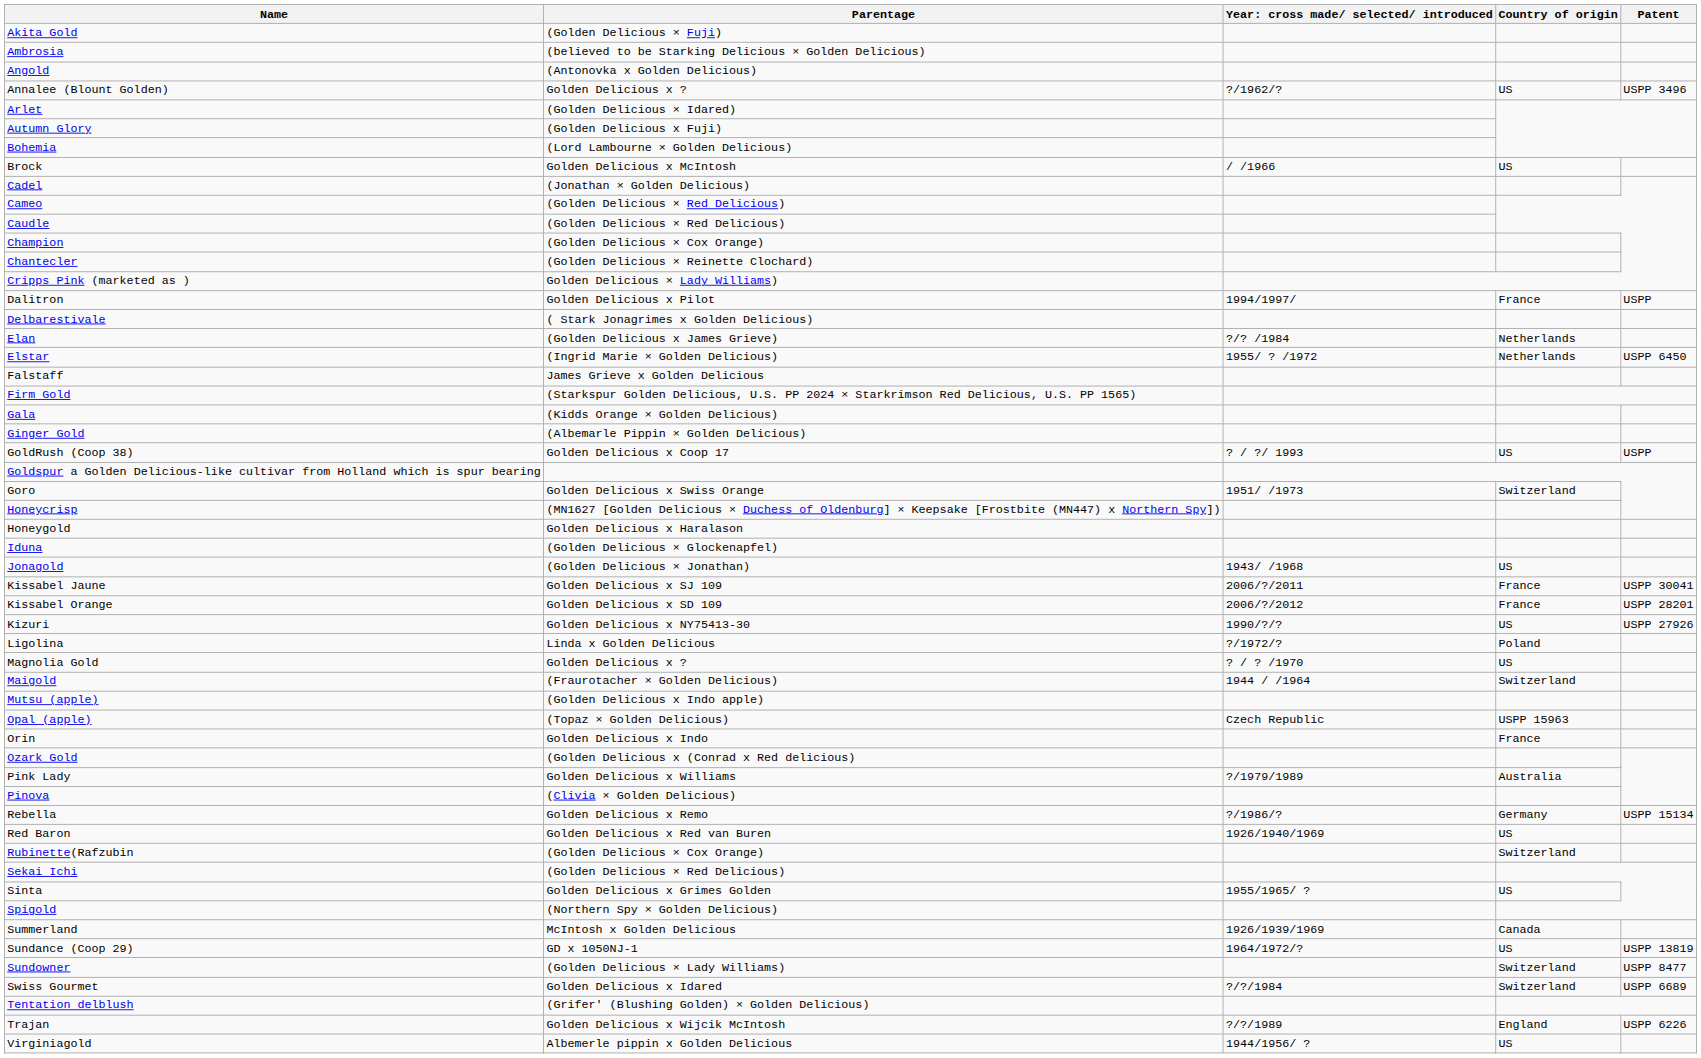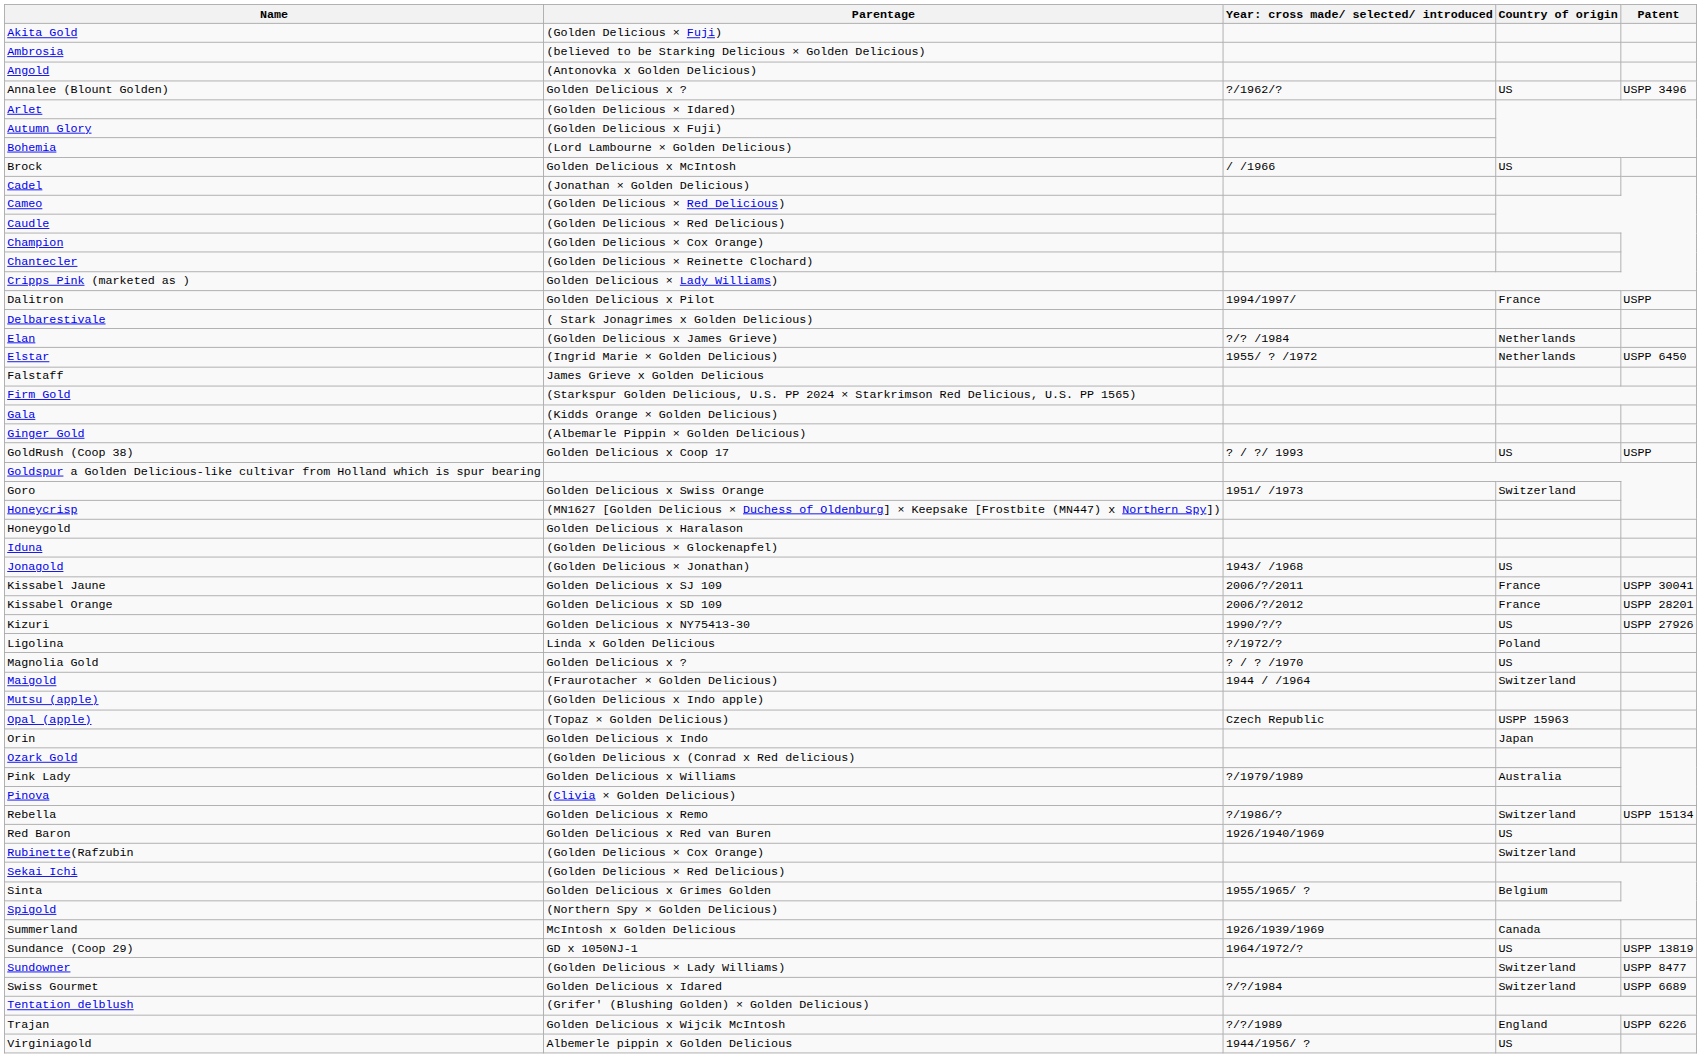(1520, 739) France -> (1516, 739) Japan
(1523, 815) Germany -> (1537, 815) Switzerland
(1505, 891) US -> (1523, 891) Belgium
